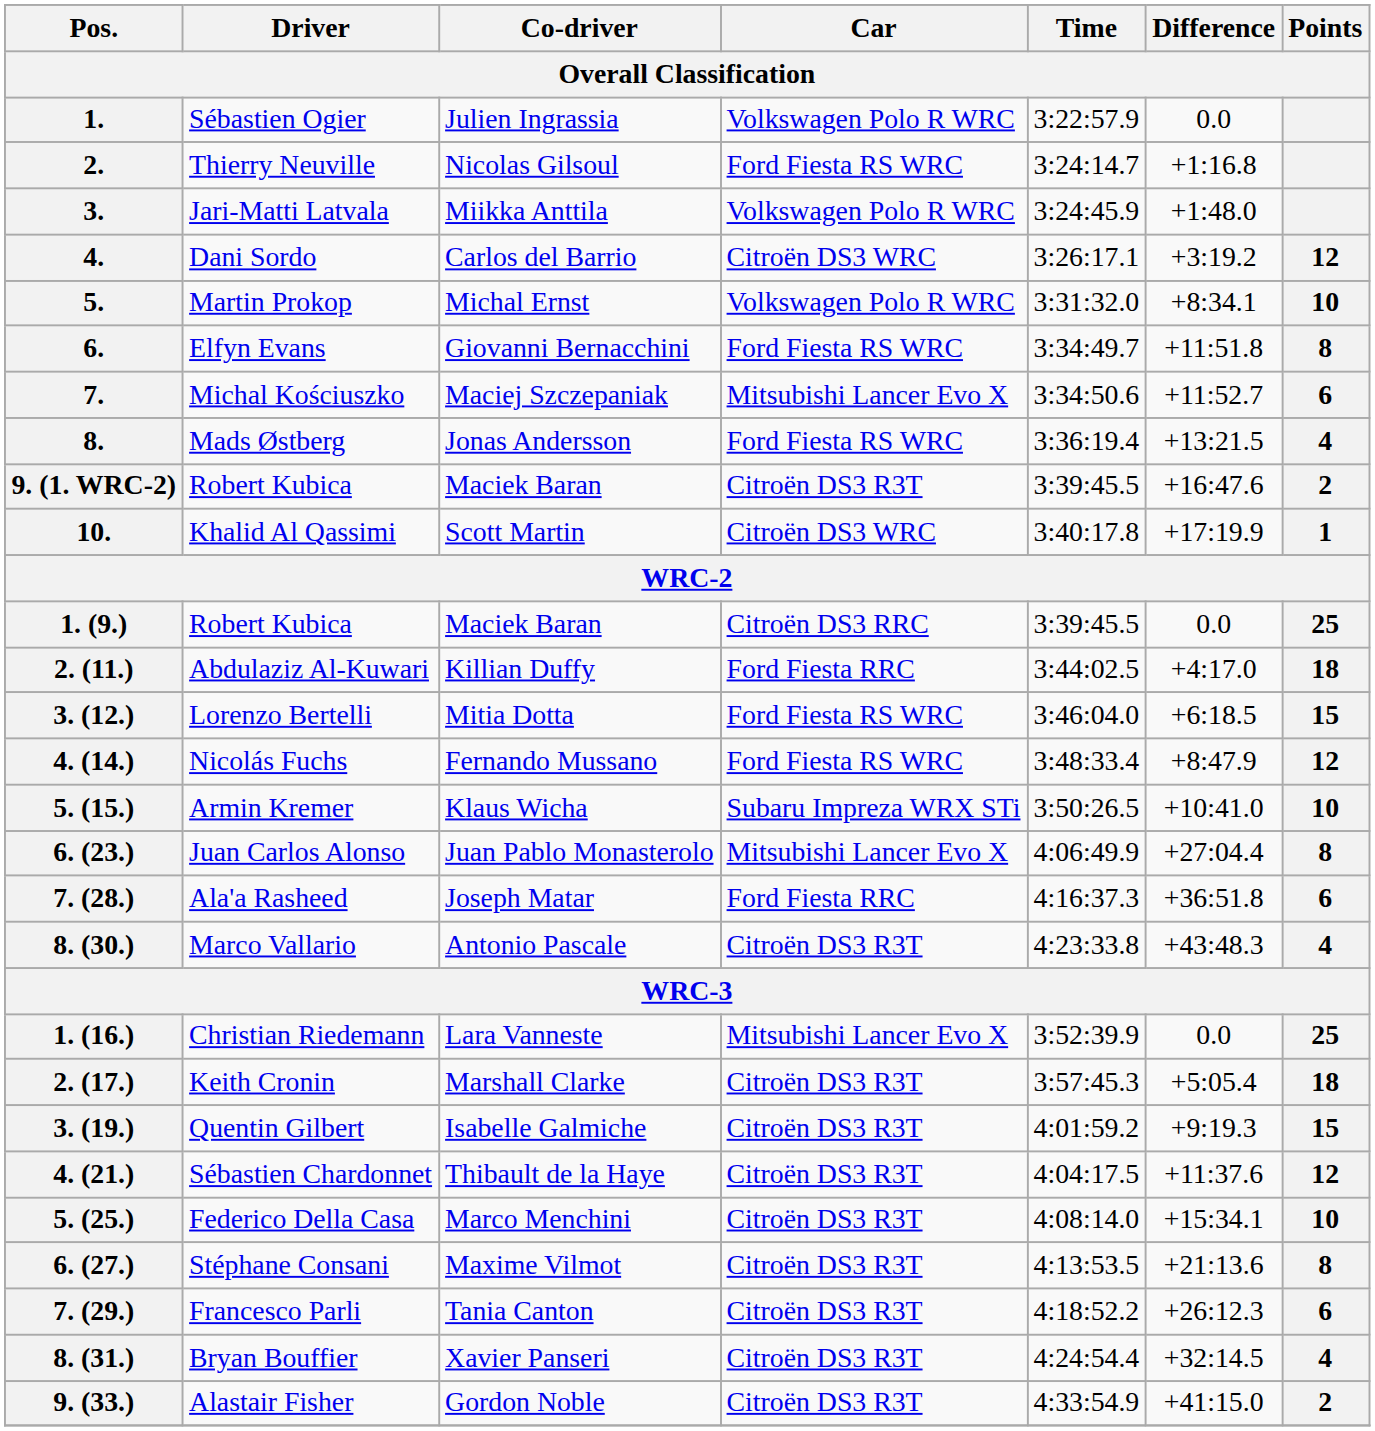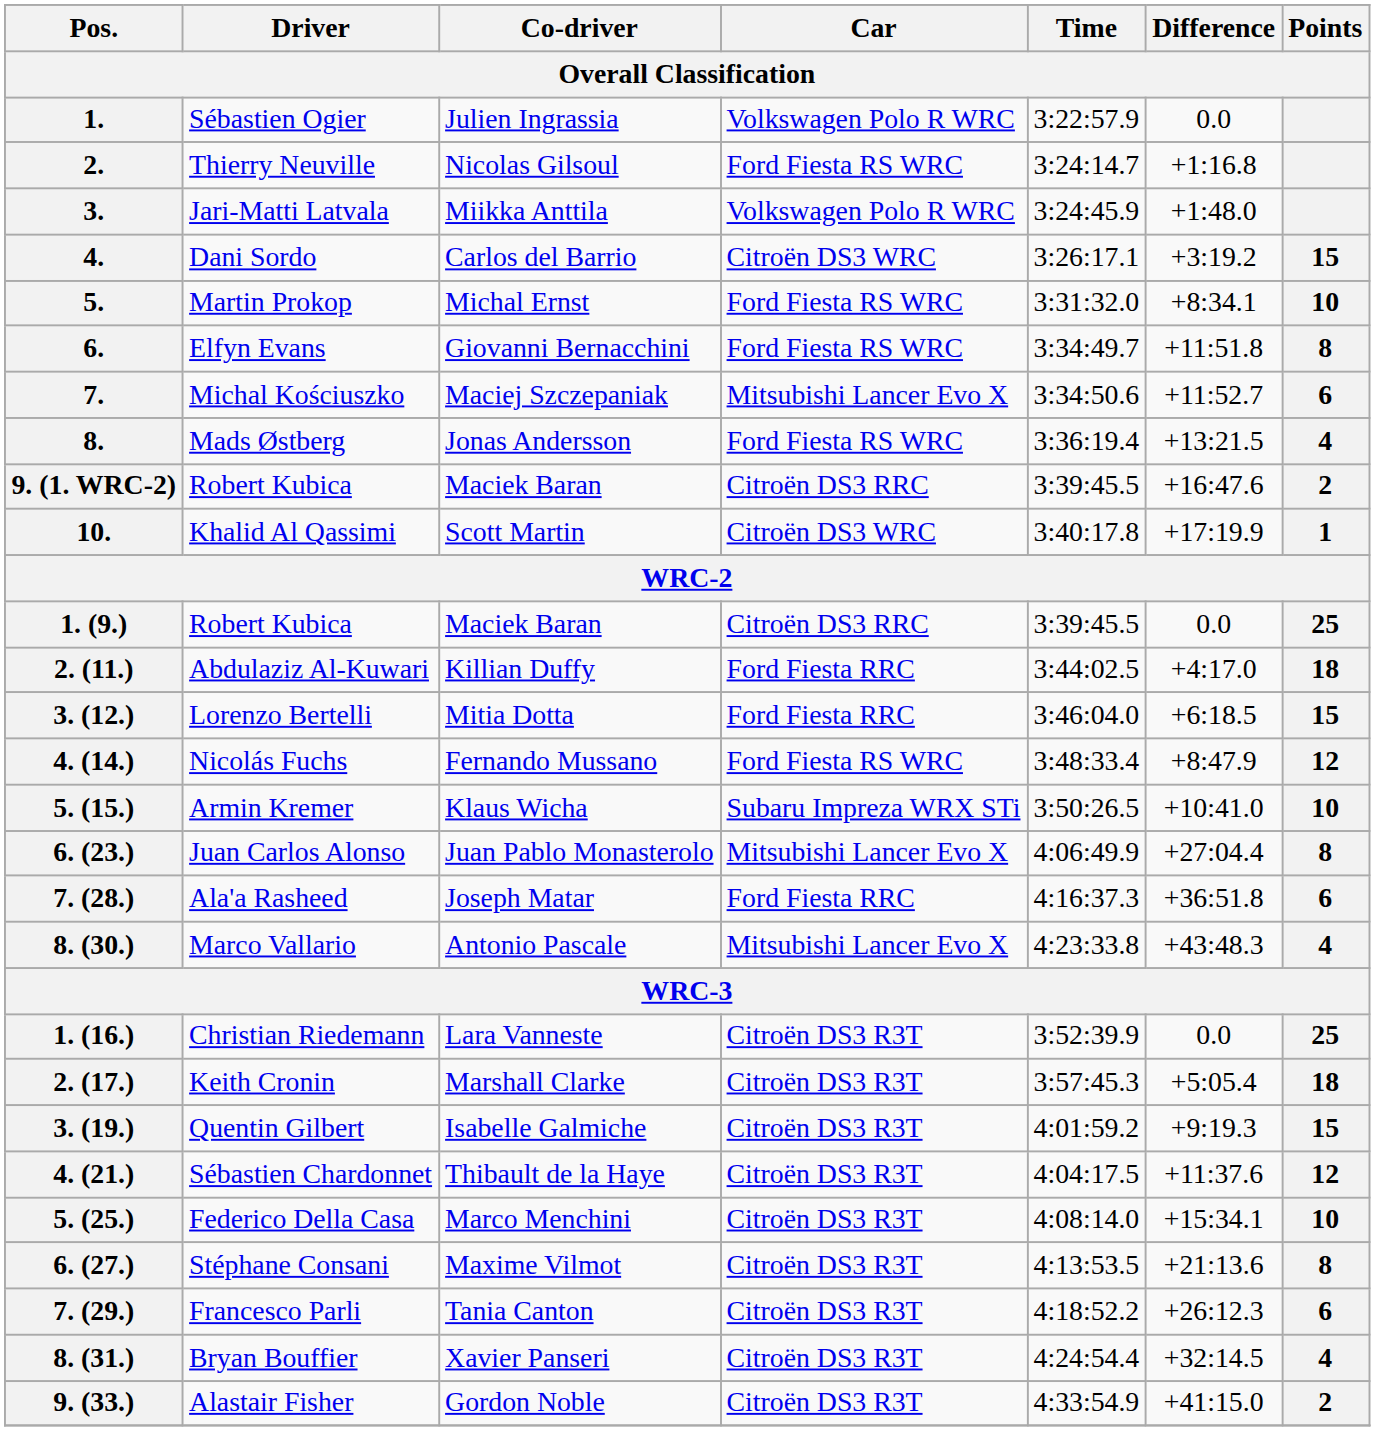(1325, 256) 12 -> (1325, 256) 15
(871, 302) Volkswagen Polo R WRC -> (845, 302) Ford Fiesta RS WRC
(825, 486) Citroën DS3 R3T -> (828, 486) Citroën DS3 RRC
(845, 715) Ford Fiesta RS WRC -> (821, 715) Ford Fiesta RRC
(825, 944) Citroën DS3 R3T -> (867, 944) Mitsubishi Lancer Evo X
(867, 1036) Mitsubishi Lancer Evo X -> (825, 1036) Citroën DS3 R3T
